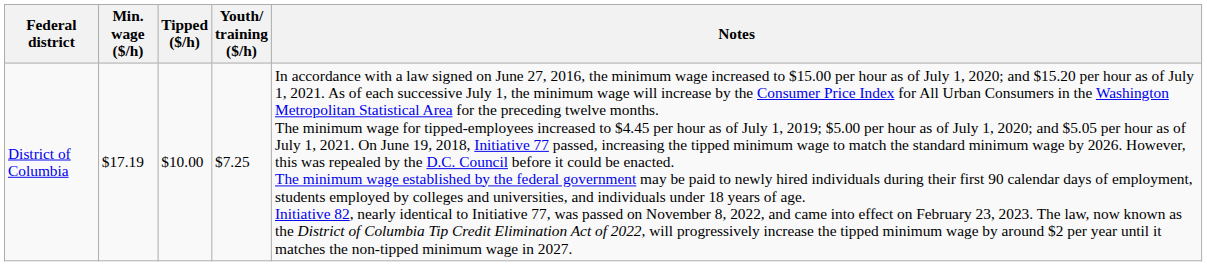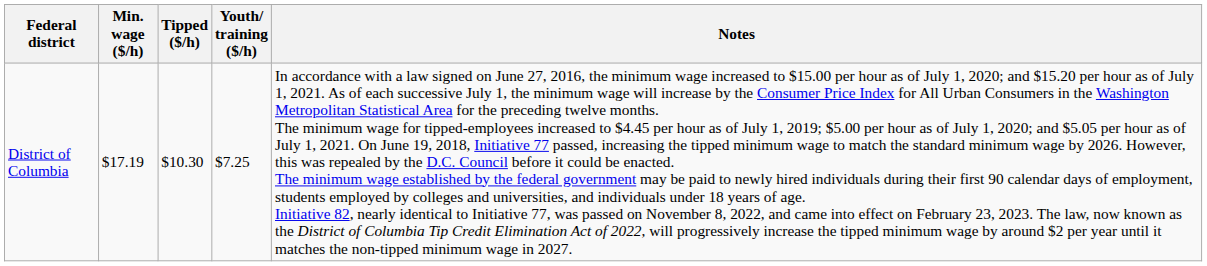(182, 162) $10.00 -> (182, 162) $10.30
